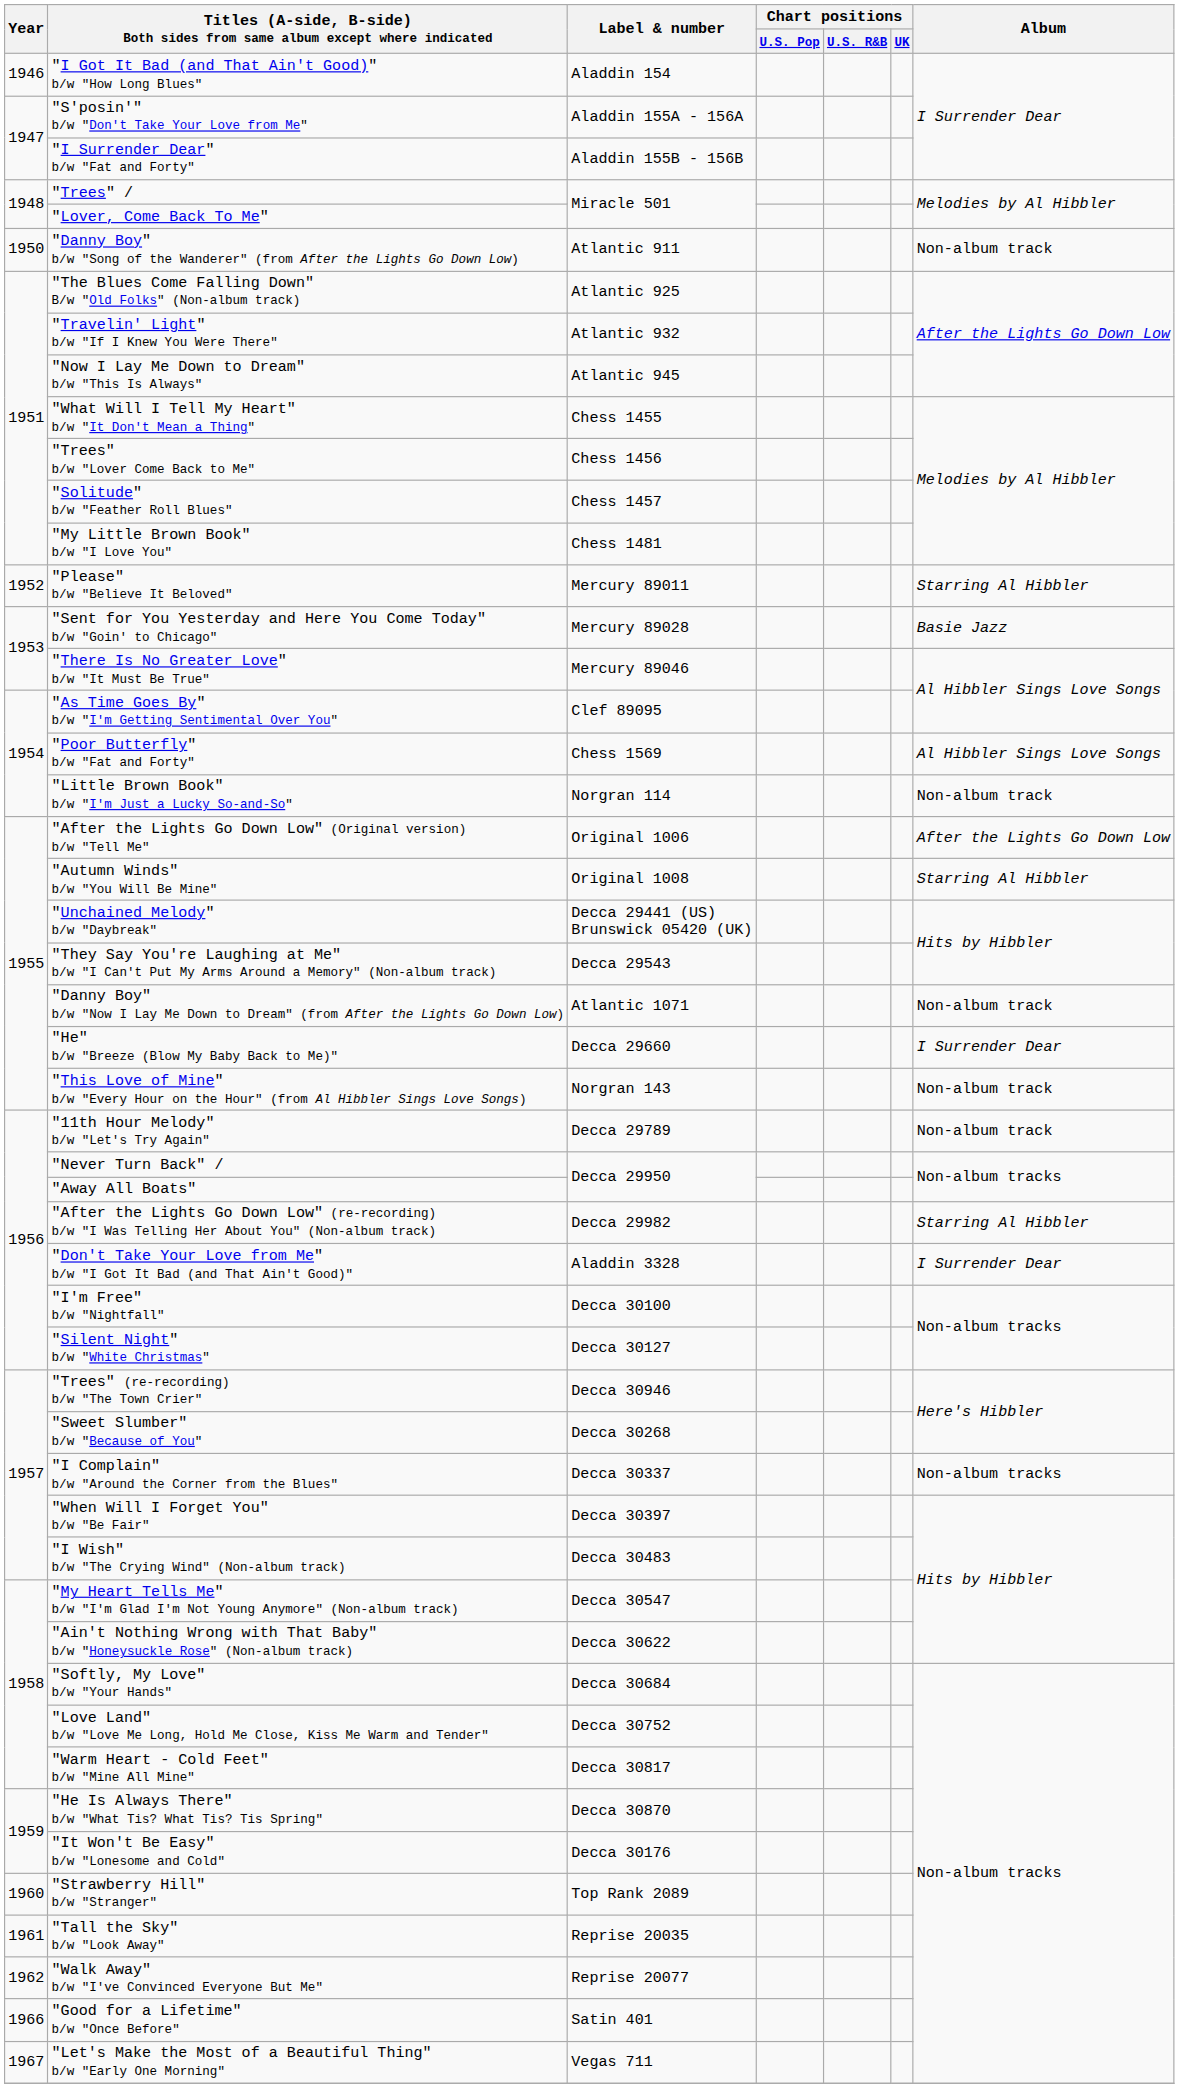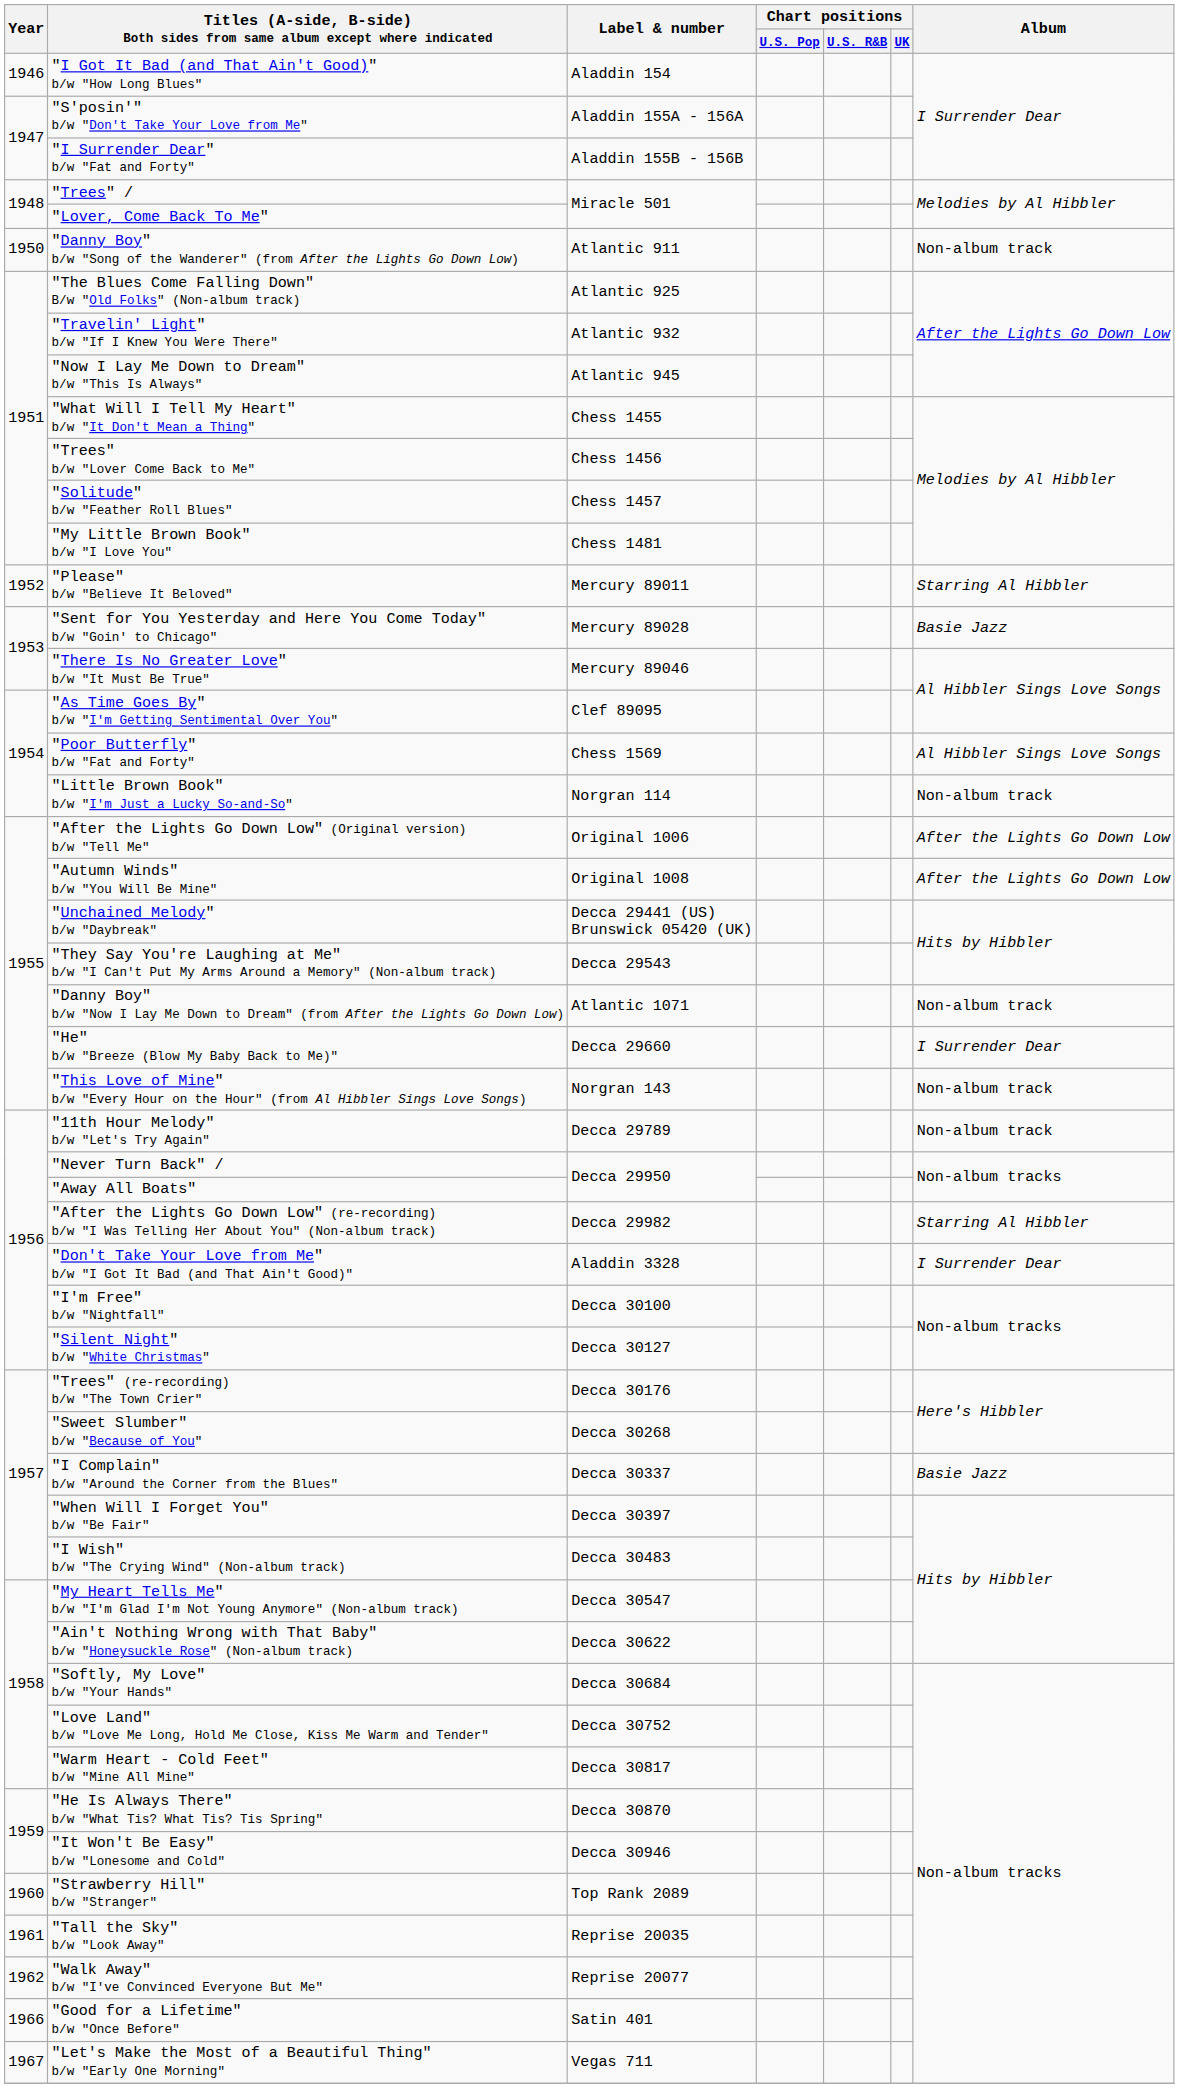(1003, 879) Starring Al Hibbler -> (1043, 879) After the Lights Go Down Low
(621, 1390) Decca 30946 -> (621, 1390) Decca 30176
(989, 1474) Non-album tracks -> (962, 1474) Basie Jazz
(621, 1852) Decca 30176 -> (621, 1852) Decca 30946
